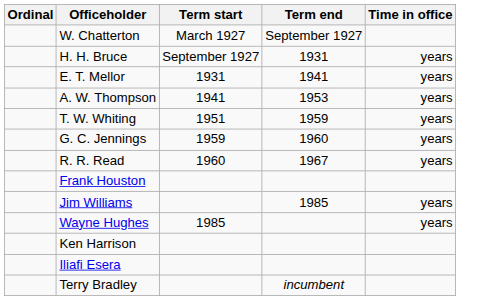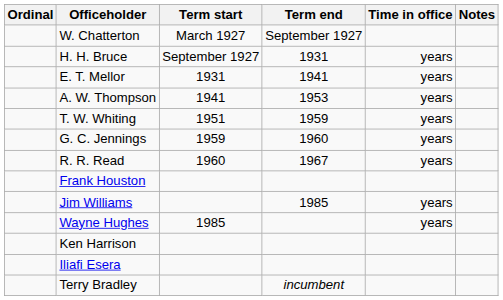+ column: (477, 14)
